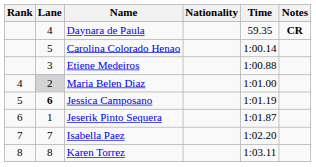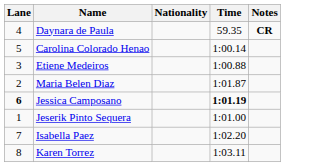- column: (20, 13)
(50, 83) lightgrey background -> (19, 83) no background
(260, 83) 1:01.00 -> (229, 83) 1:01.87
(260, 100) normal -> (229, 100) bold
(260, 118) 1:01.87 -> (229, 118) 1:01.00
